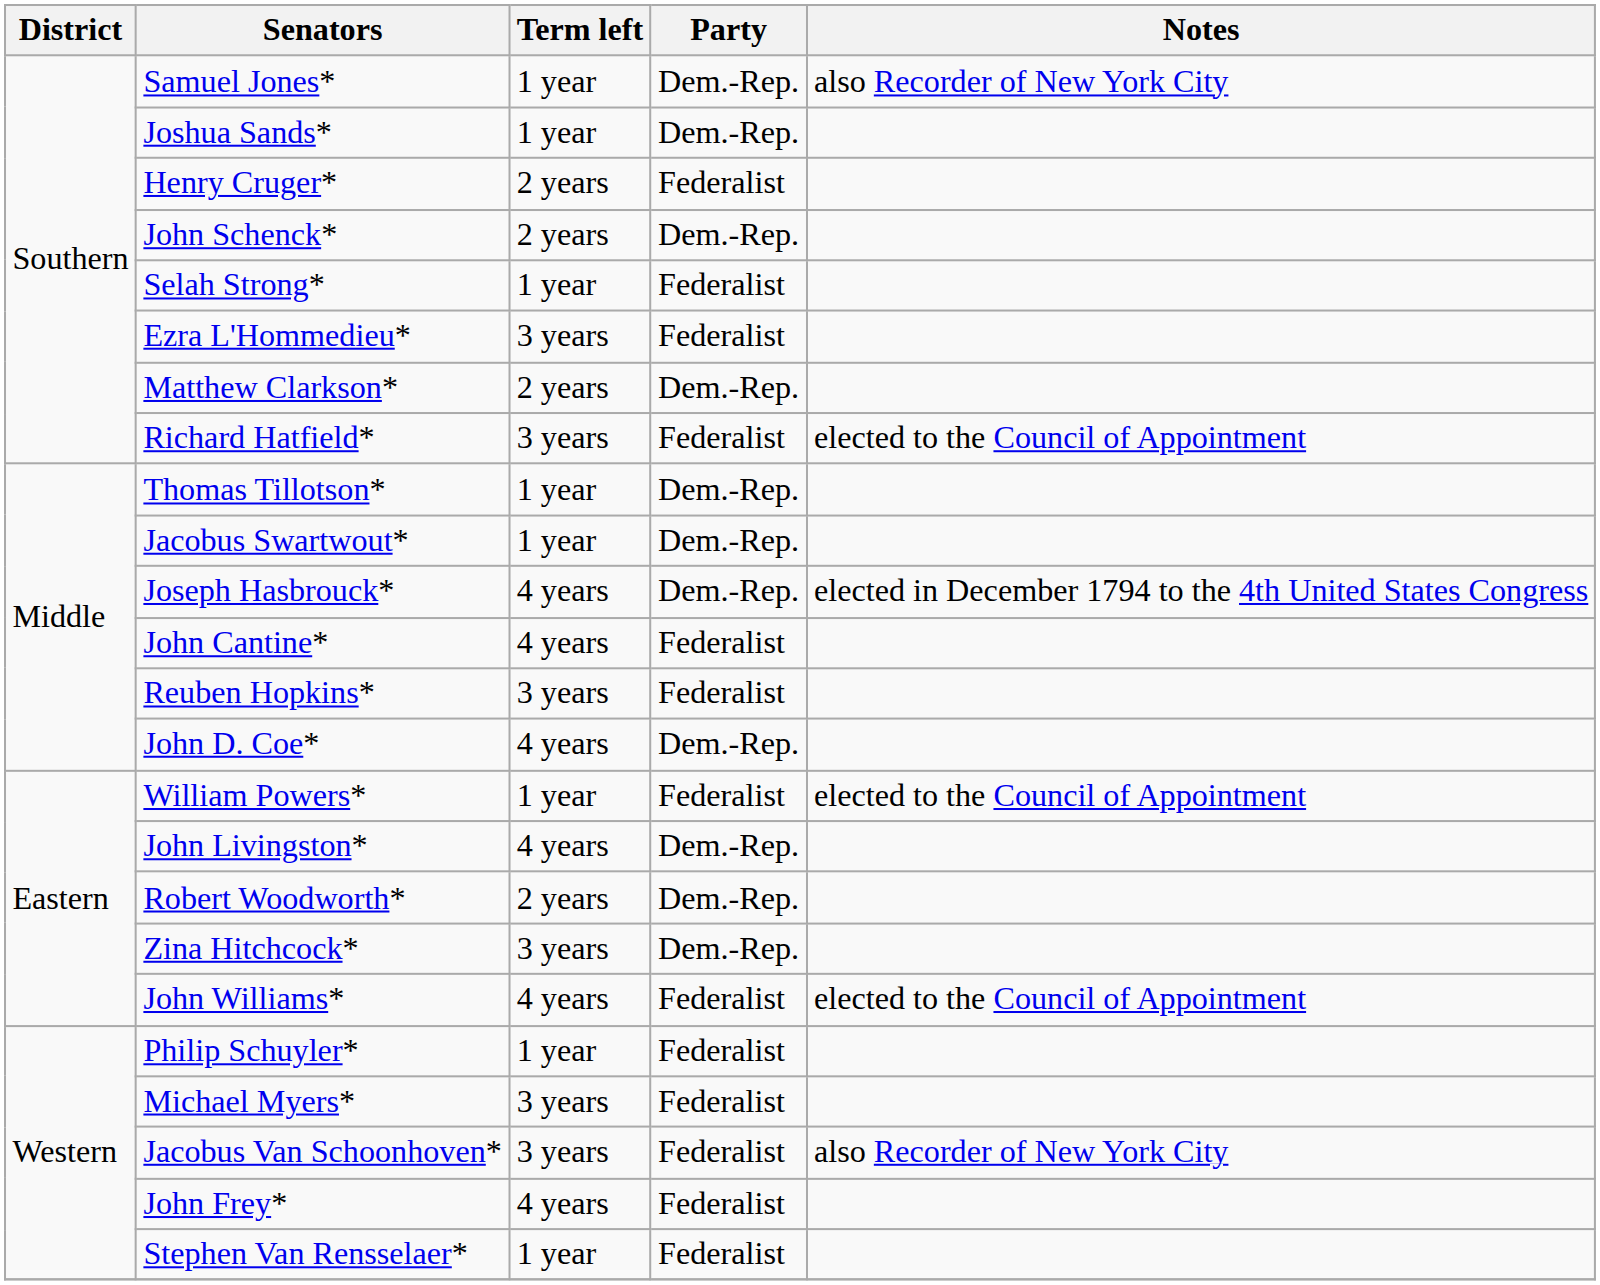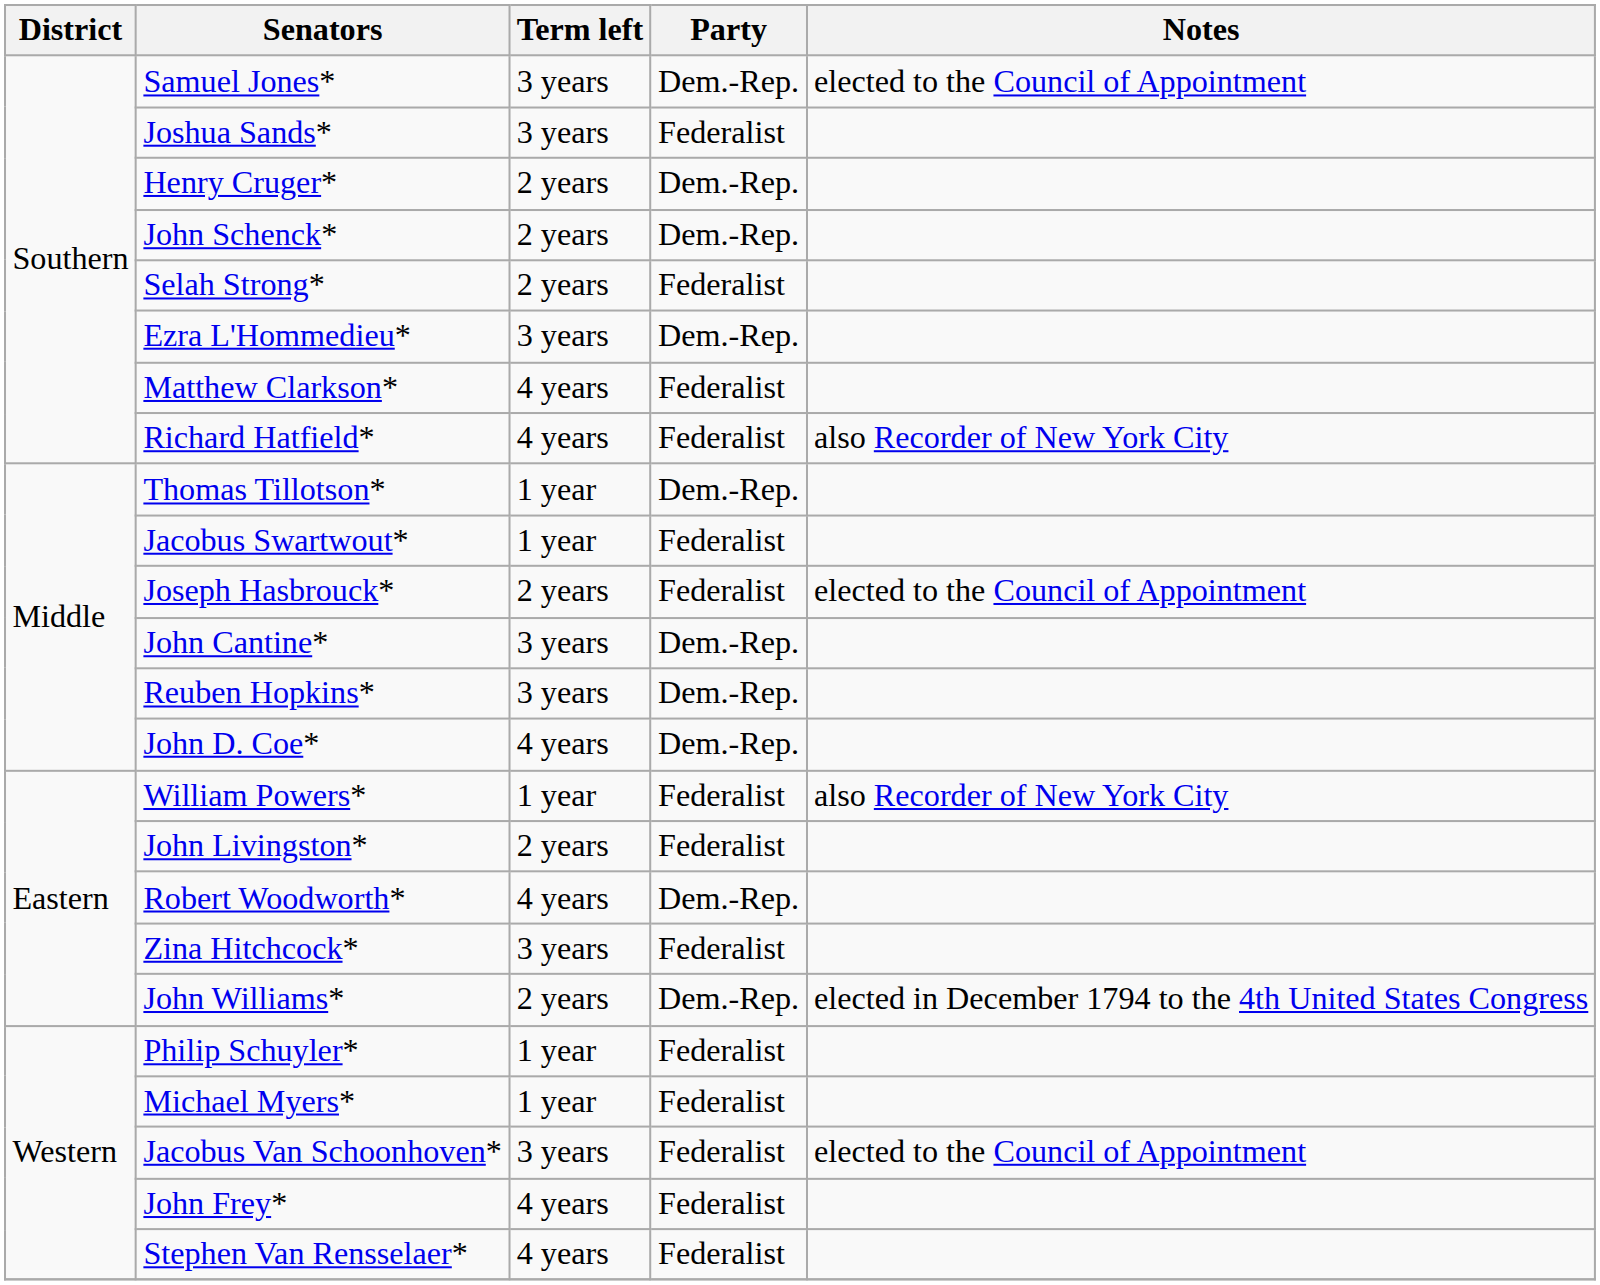(556, 81) 1 year -> (563, 81) 3 years
(1021, 81) also Recorder of New York City -> (1060, 81) elected to the Council of Appointment
(556, 132) 1 year -> (563, 132) 3 years
(729, 132) Dem.-Rep. -> (721, 132) Federalist
(721, 183) Federalist -> (729, 183) Dem.-Rep.
(556, 285) 1 year -> (563, 285) 2 years
(721, 336) Federalist -> (729, 336) Dem.-Rep.
(563, 387) 2 years -> (563, 387) 4 years
(729, 387) Dem.-Rep. -> (721, 387) Federalist
(563, 438) 3 years -> (563, 438) 4 years
(1060, 438) elected to the Council of Appointment -> (1021, 438) also Recorder of New York City
(729, 540) Dem.-Rep. -> (721, 540) Federalist
(563, 591) 4 years -> (563, 591) 2 years
(729, 591) Dem.-Rep. -> (721, 591) Federalist
(1201, 591) elected in December 1794 to the 4th United States Congress -> (1060, 591) elected to the Council of Appointment
(563, 642) 4 years -> (563, 642) 3 years
(721, 642) Federalist -> (729, 642) Dem.-Rep.
(721, 693) Federalist -> (729, 693) Dem.-Rep.
(1060, 795) elected to the Council of Appointment -> (1021, 795) also Recorder of New York City
(563, 846) 4 years -> (563, 846) 2 years
(729, 846) Dem.-Rep. -> (721, 846) Federalist
(563, 897) 2 years -> (563, 897) 4 years
(729, 948) Dem.-Rep. -> (721, 948) Federalist
(563, 999) 4 years -> (563, 999) 2 years
(721, 999) Federalist -> (729, 999) Dem.-Rep.
(1060, 999) elected to the Council of Appointment -> (1201, 999) elected in December 1794 to the 4th United States Congress
(563, 1101) 3 years -> (556, 1101) 1 year
(1021, 1152) also Recorder of New York City -> (1060, 1152) elected to the Council of Appointment
(556, 1254) 1 year -> (563, 1254) 4 years
